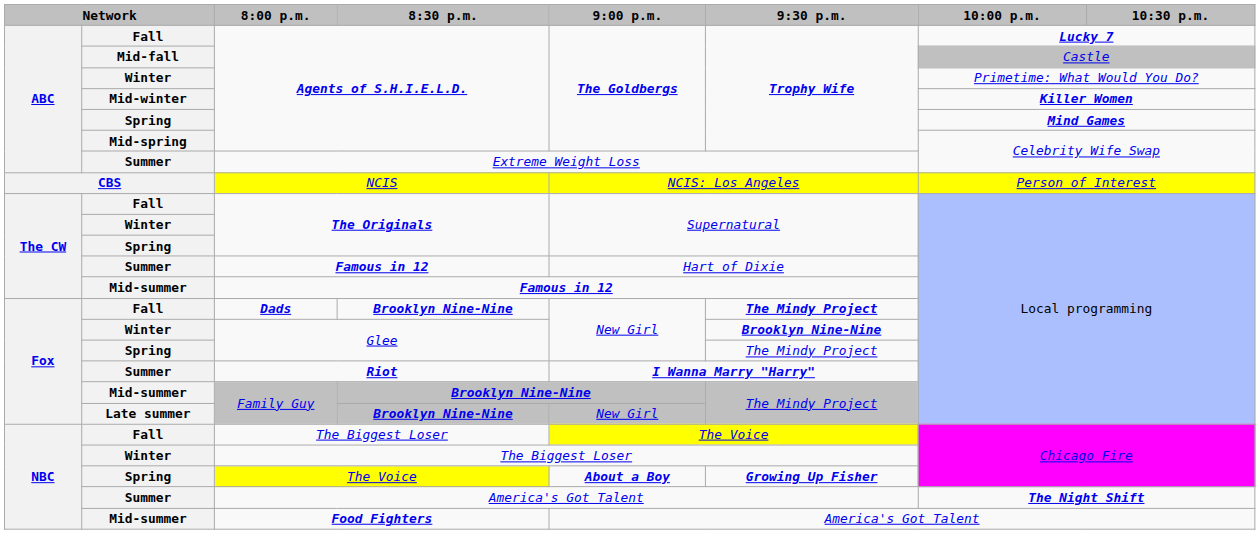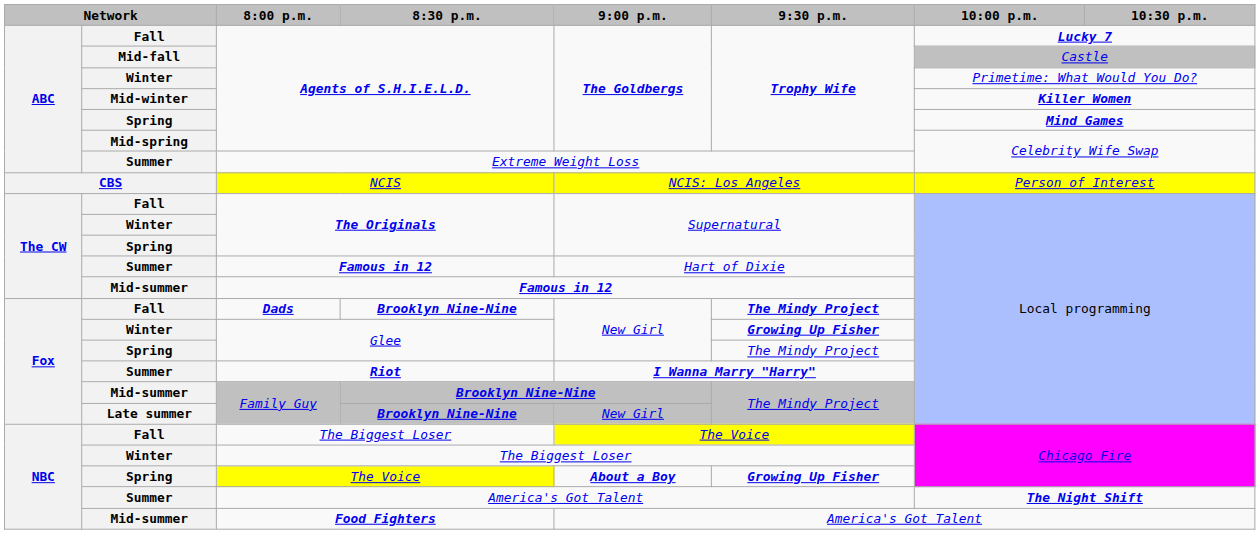(812, 330) Brooklyn Nine-Nine -> (813, 330) Growing Up Fisher
